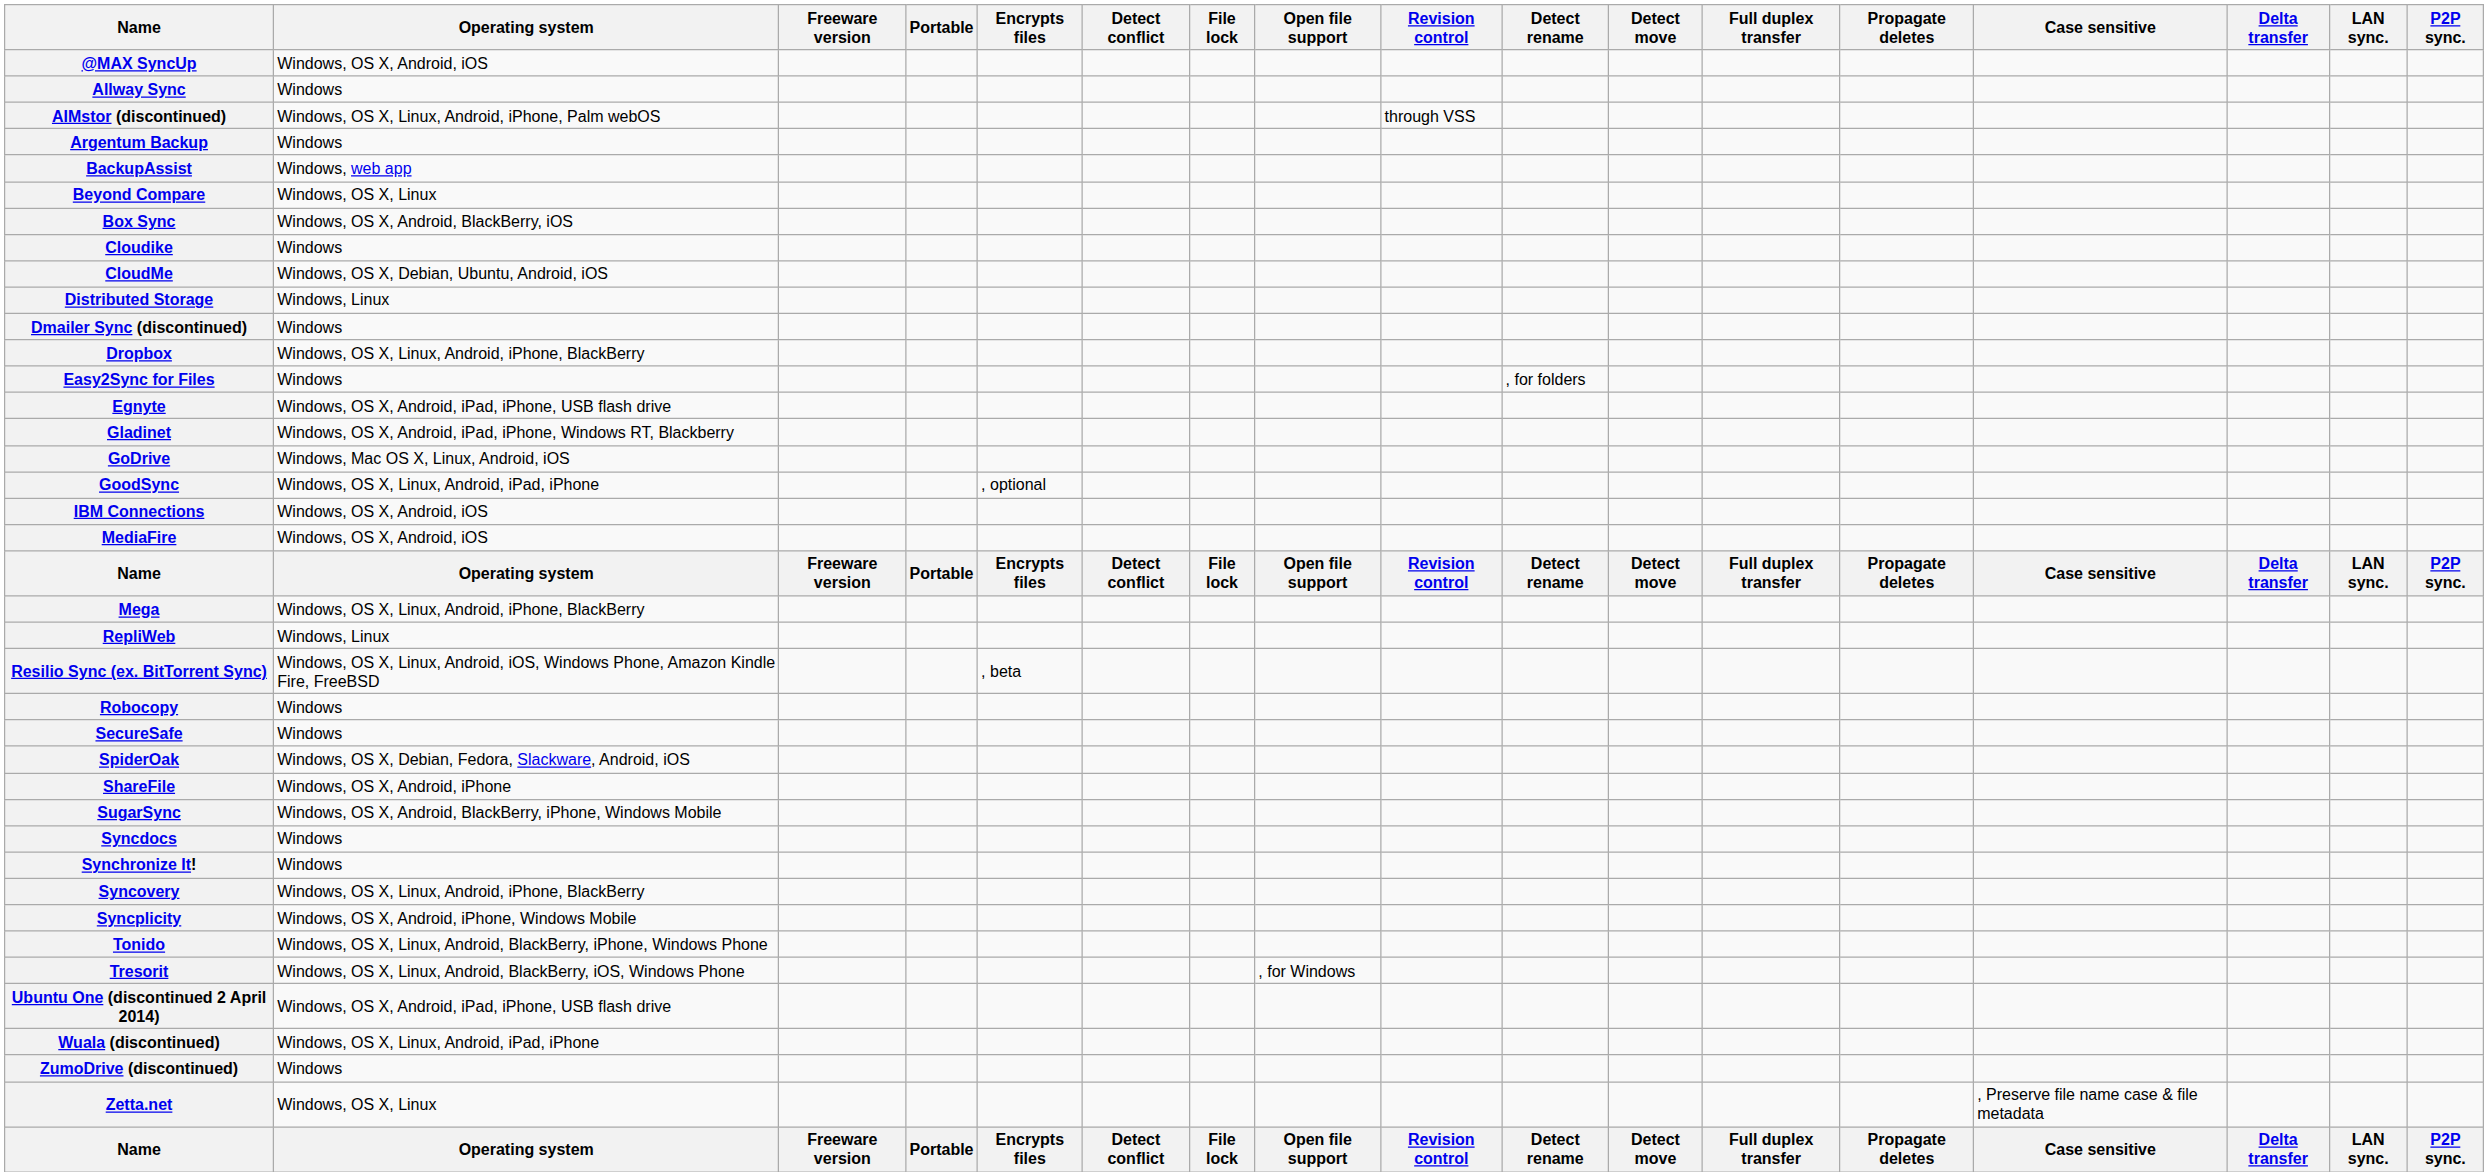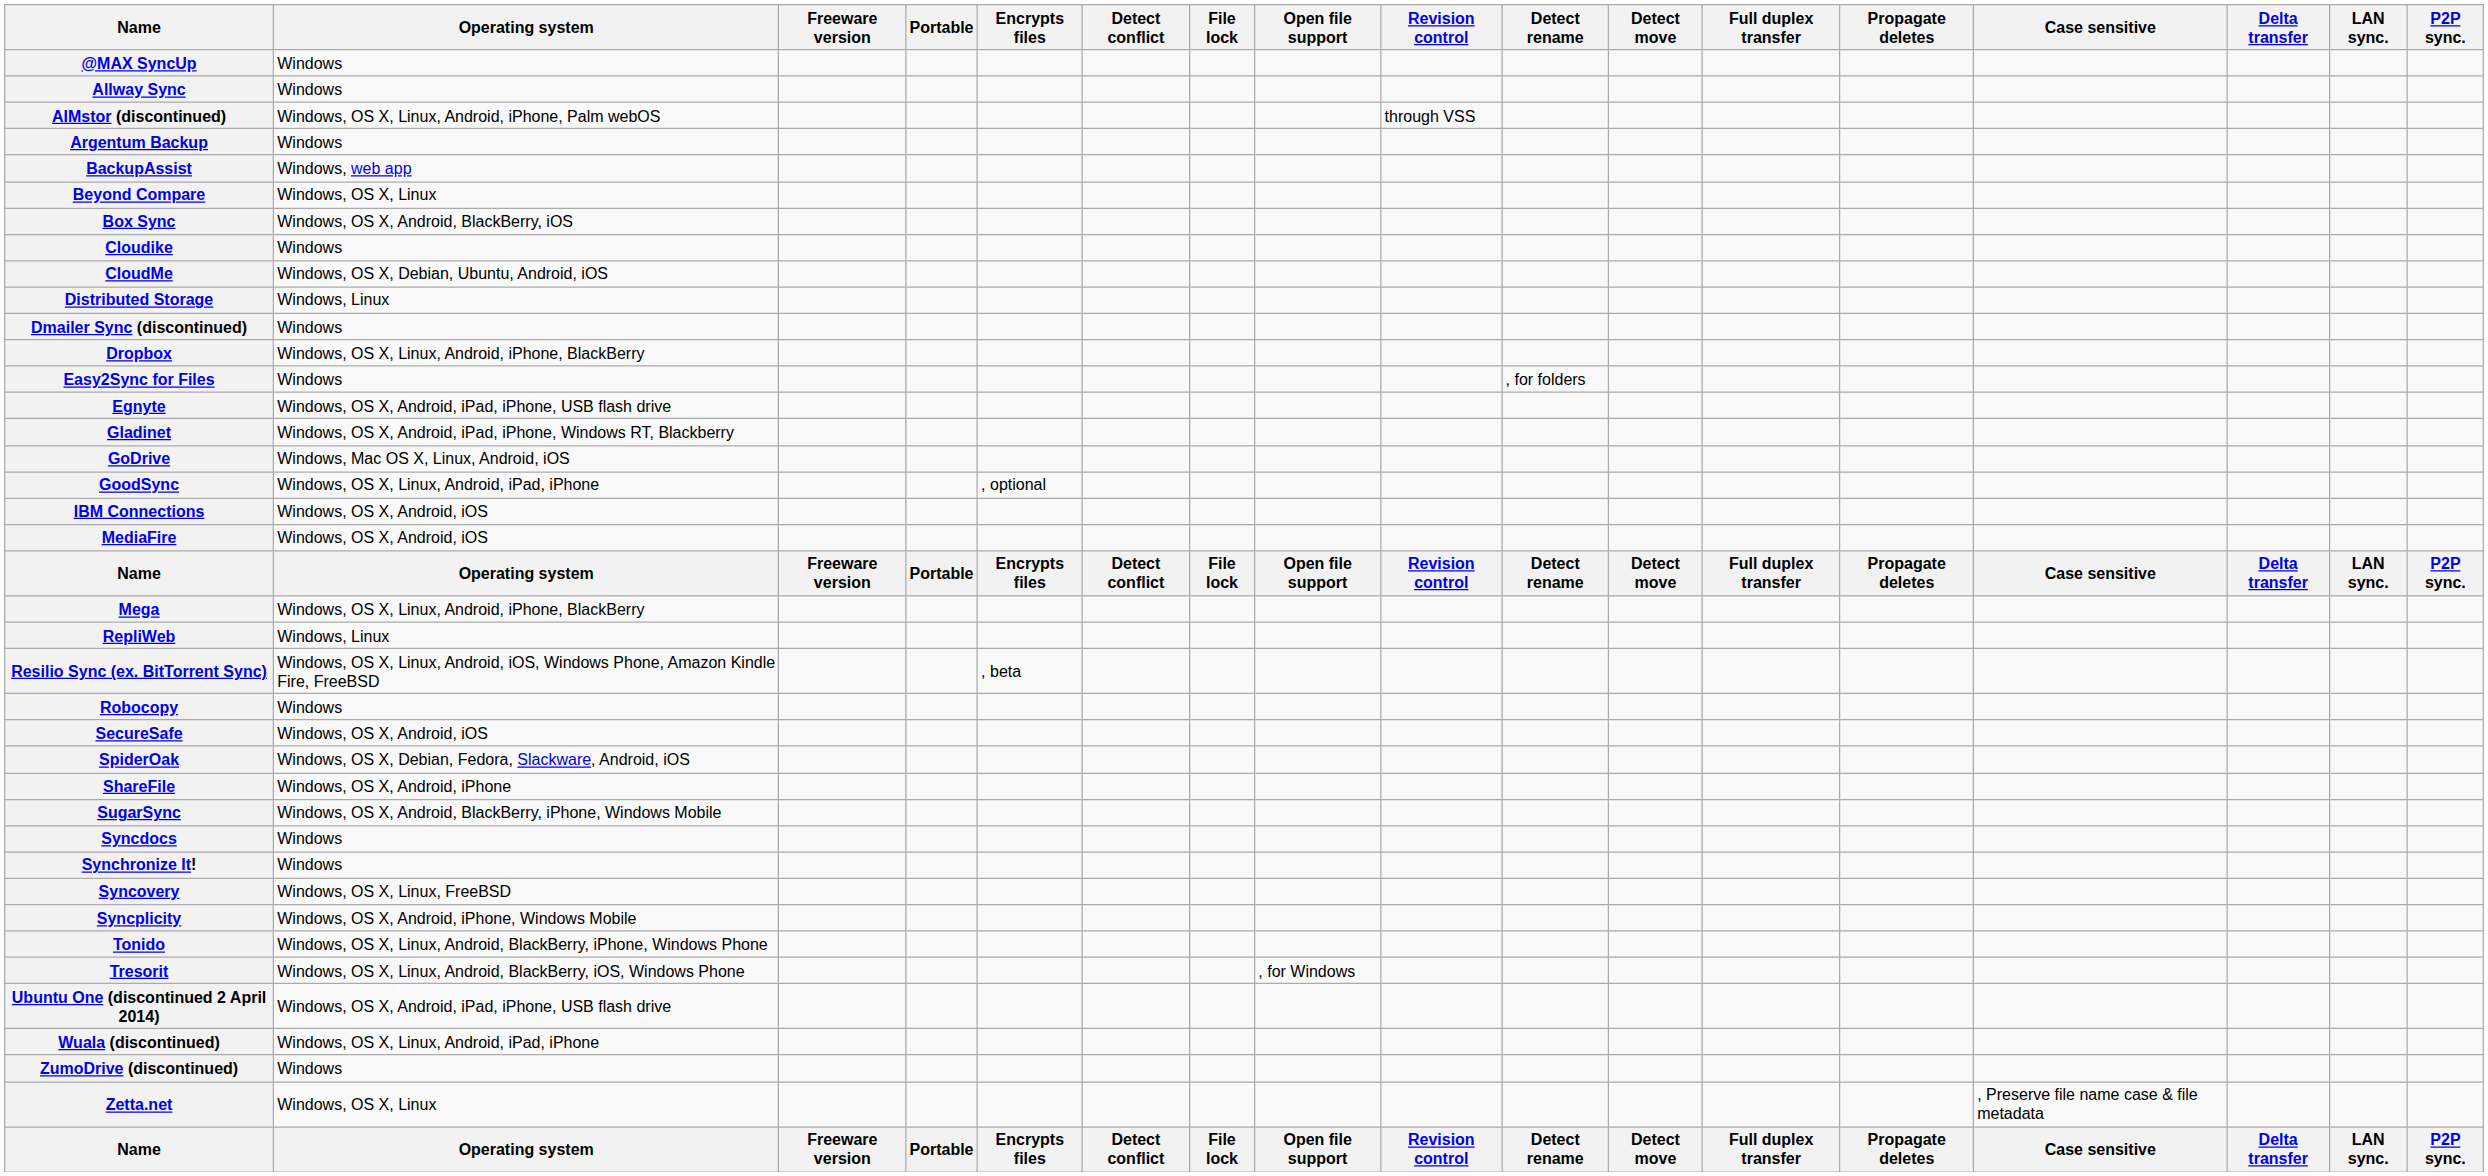(383, 63) Windows, OS X, Android, iOS -> (310, 63) Windows
(310, 733) Windows -> (383, 733) Windows, OS X, Android, iOS
(461, 891) Windows, OS X, Linux, Android, iPhone, BlackBerry -> (394, 891) Windows, OS X, Linux, FreeBSD
